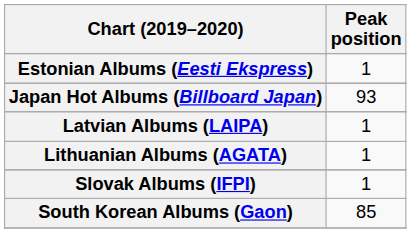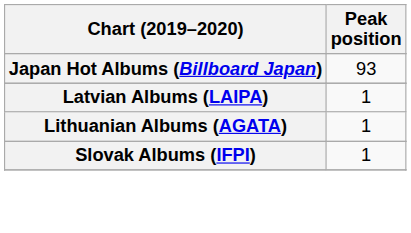- row: (166, 68)
- row: (166, 213)
